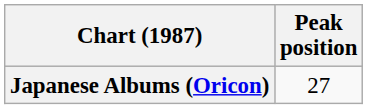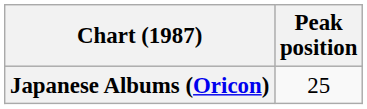(319, 84) 27 -> (319, 84) 25
